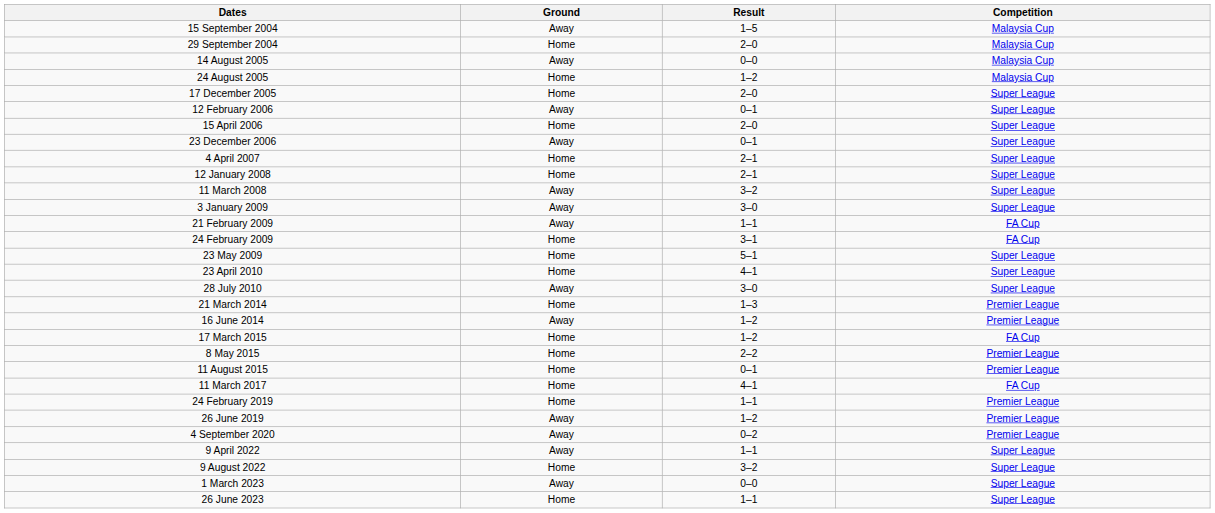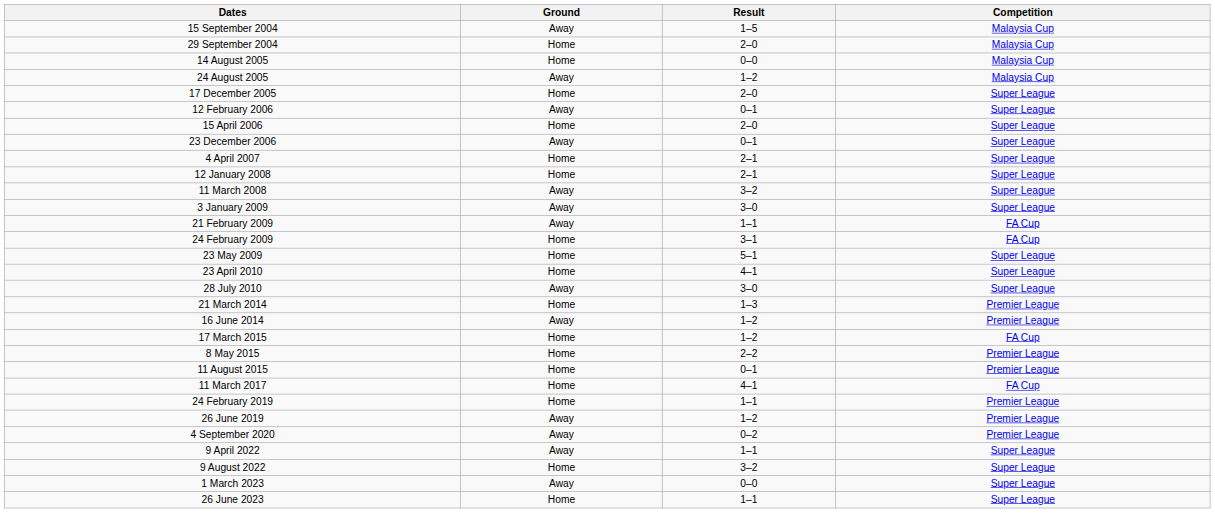(561, 61) Away -> (561, 61) Home
(561, 77) Home -> (561, 77) Away
